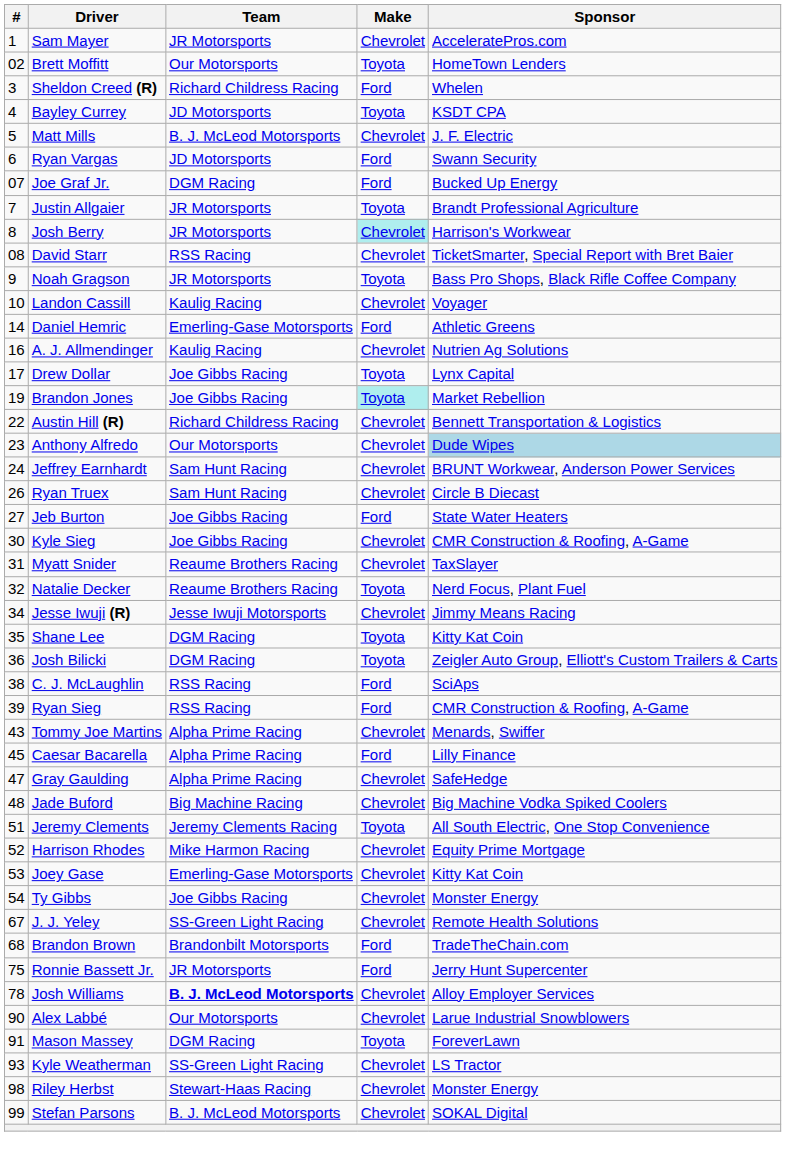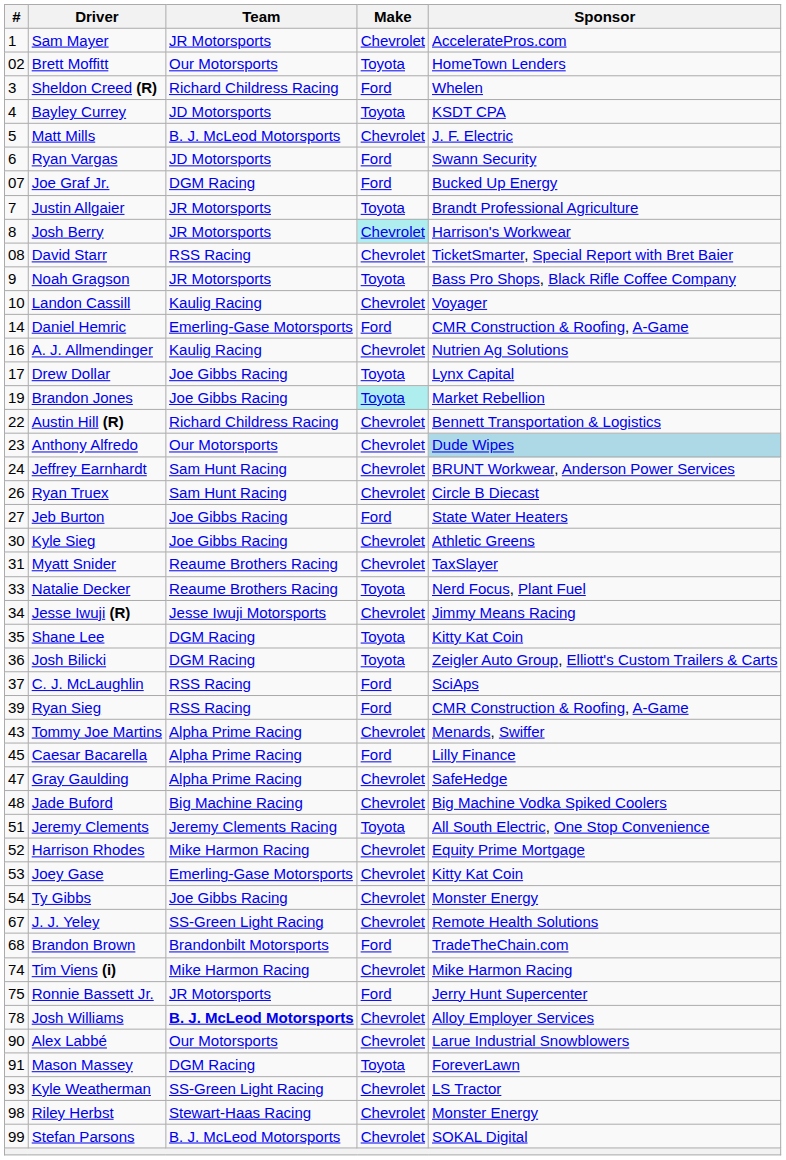(483, 326) Athletic Greens -> (560, 326) CMR Construction & Roofing, A-Game
(560, 541) CMR Construction & Roofing, A-Game -> (483, 541) Athletic Greens
(16, 588) 32 -> (16, 588) 33
(16, 684) 38 -> (16, 684) 37
+ row: (74, 969)
